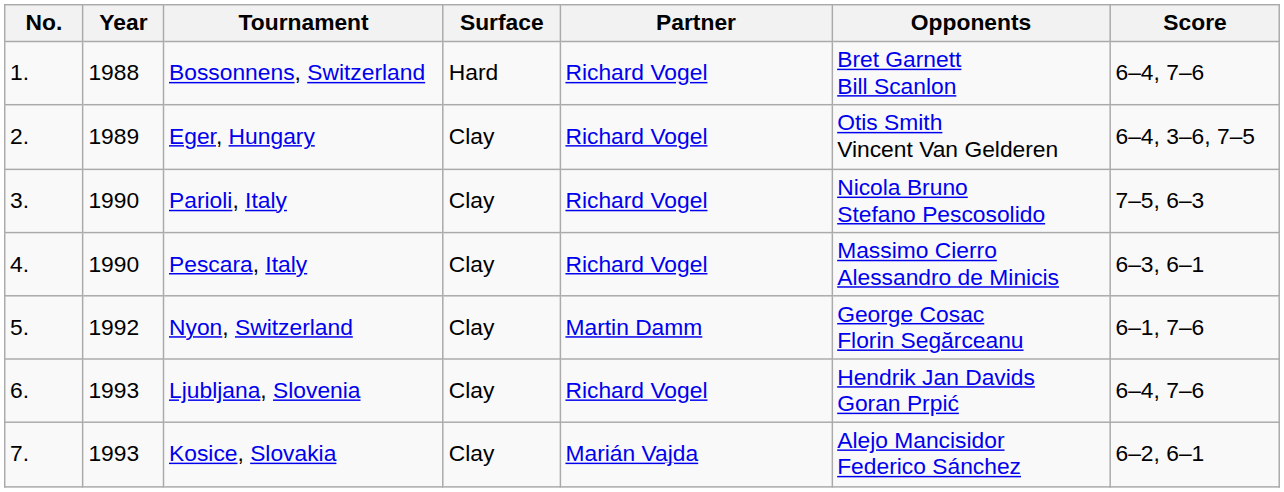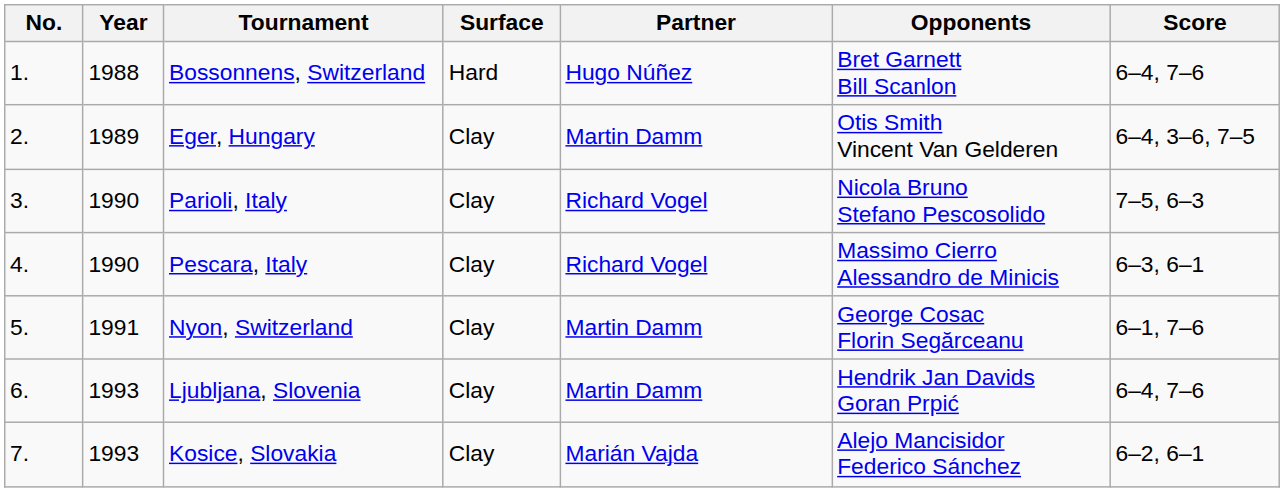(636, 72) Richard Vogel -> (629, 72) Hugo Núñez
(636, 136) Richard Vogel -> (634, 136) Martin Damm
(114, 326) 1992 -> (114, 326) 1991
(636, 390) Richard Vogel -> (634, 390) Martin Damm
